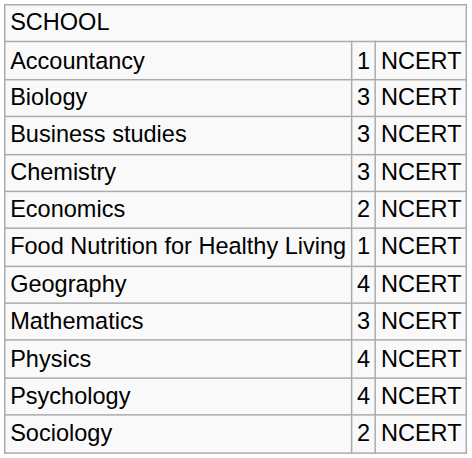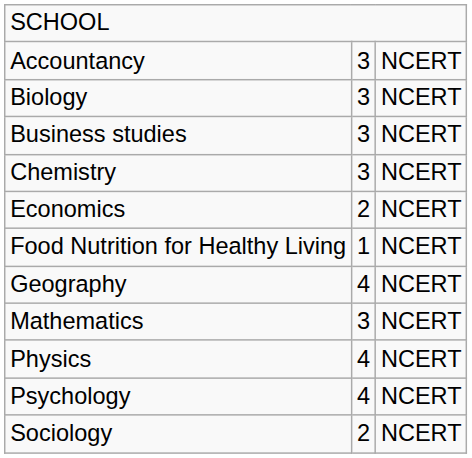(364, 60) 1 -> (364, 60) 3
